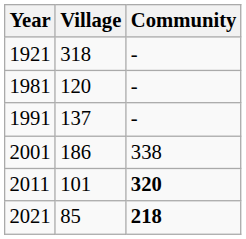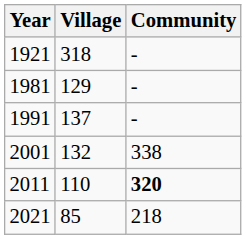(76, 86) 120 -> (76, 86) 129
(76, 151) 186 -> (76, 151) 132
(76, 184) 101 -> (75, 184) 110
(146, 217) bold -> (146, 217) normal
